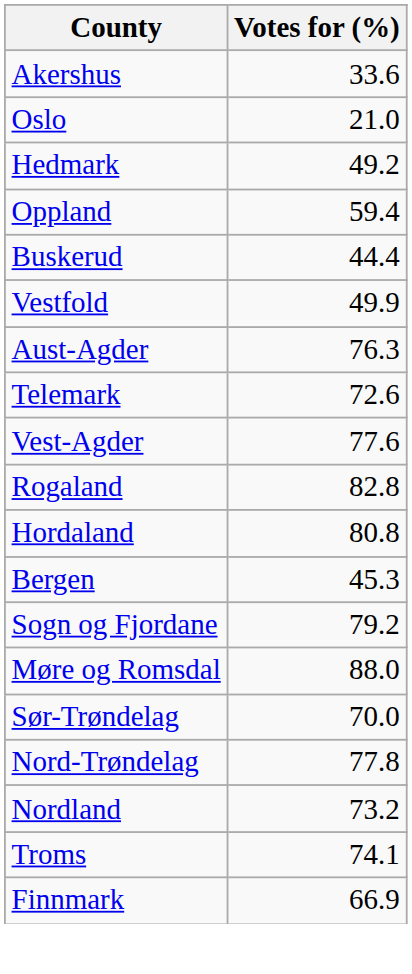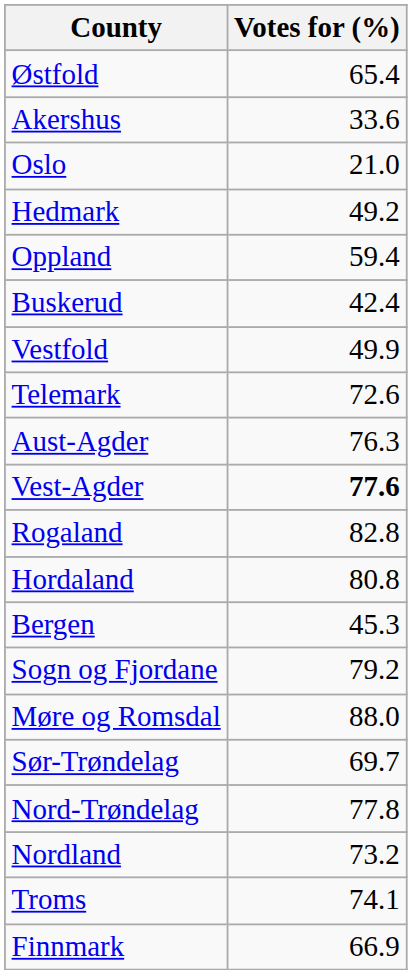+ row: (55, 73)
(374, 257) 44.4 -> (374, 303) 42.4
rows swapped: (66, 394) <-> (80, 348)
(374, 440) normal -> (374, 486) bold
(374, 716) 70.0 -> (374, 762) 69.7
